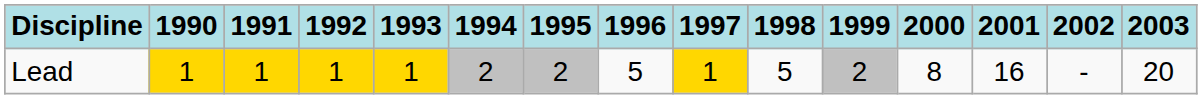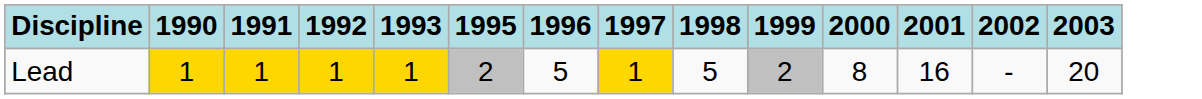- column: (486, 26)
